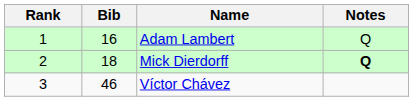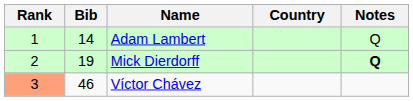+ column: (297, 15)
(109, 38) 16 -> (86, 38) 14
(109, 61) 18 -> (86, 61) 19
(43, 84) no background -> (35, 84) lightsalmon background
